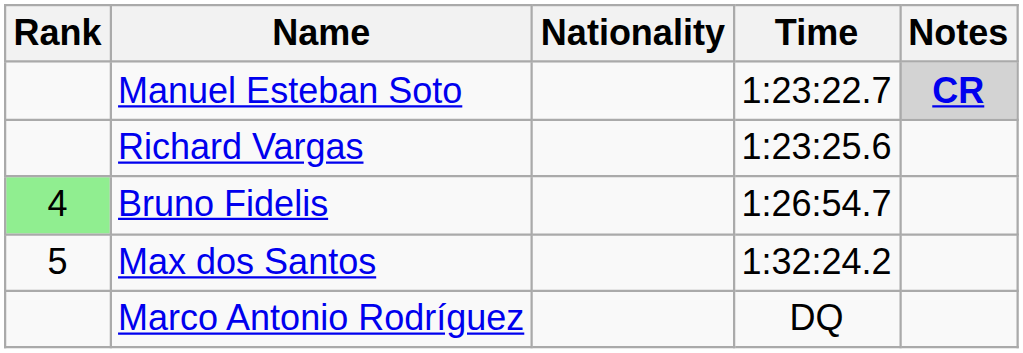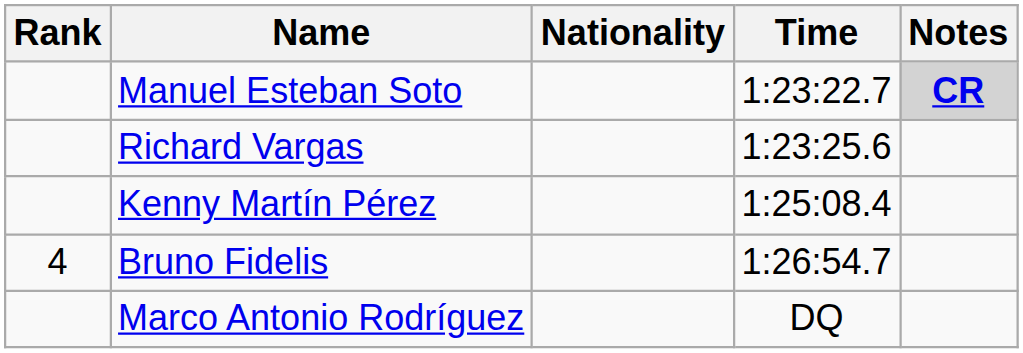+ row: (277, 204)
(57, 204) lightgreen background -> (57, 261) no background
- row: (247, 261)
